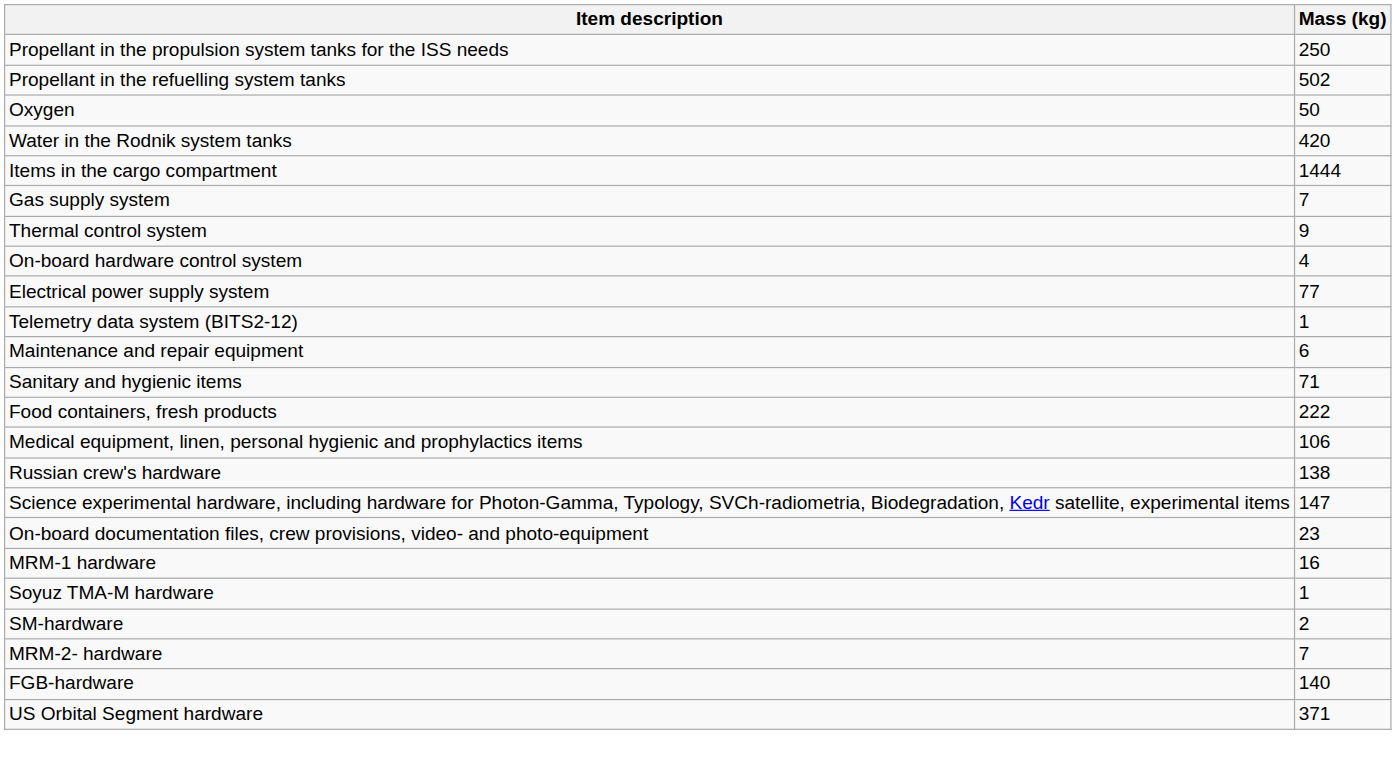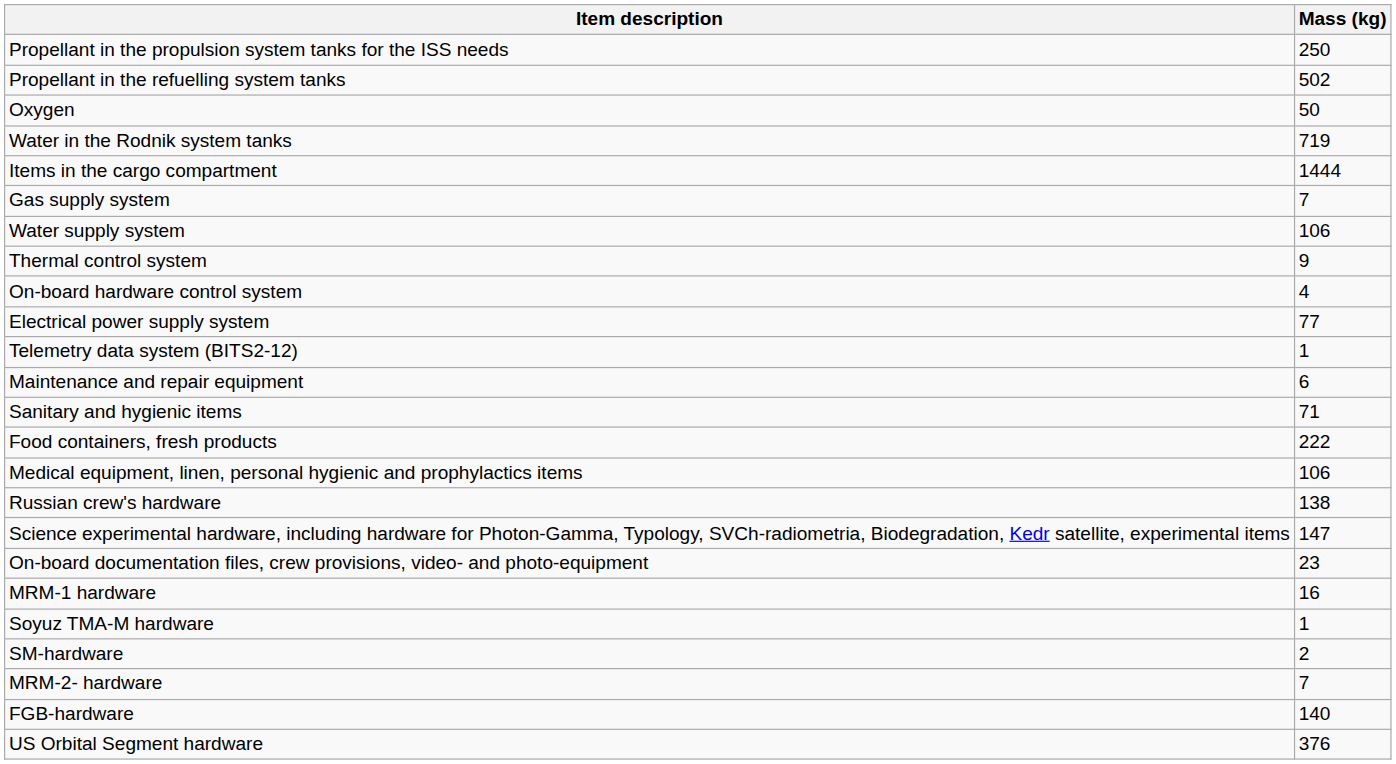(1315, 140) 420 -> (1315, 140) 719
+ row: (97, 230)
(1315, 714) 371 -> (1315, 744) 376
